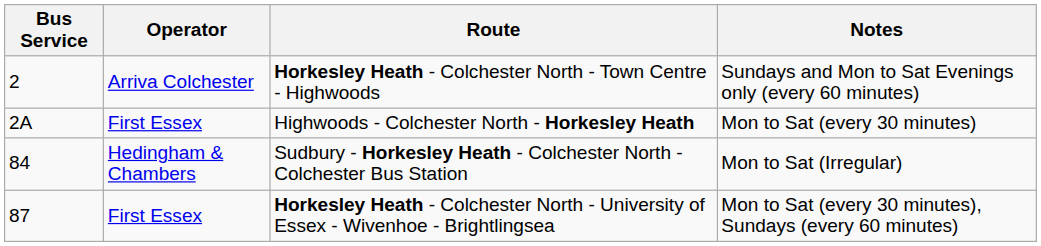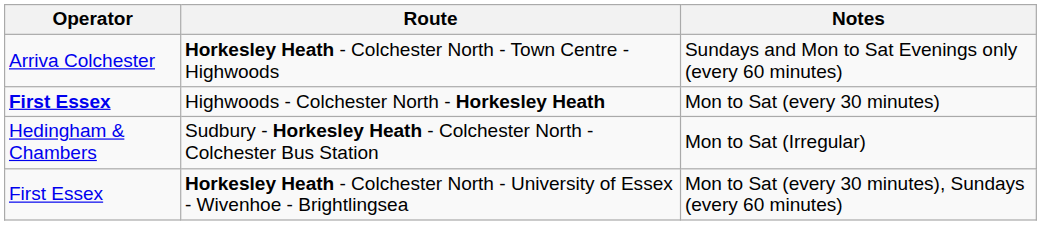- column: (54, 30)
(155, 122) normal -> (60, 101) bold
